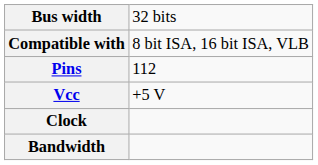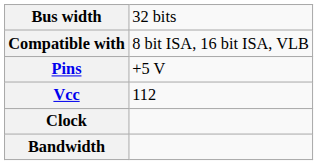(144, 69) 112 -> (149, 69) +5 V
(149, 95) +5 V -> (144, 95) 112
